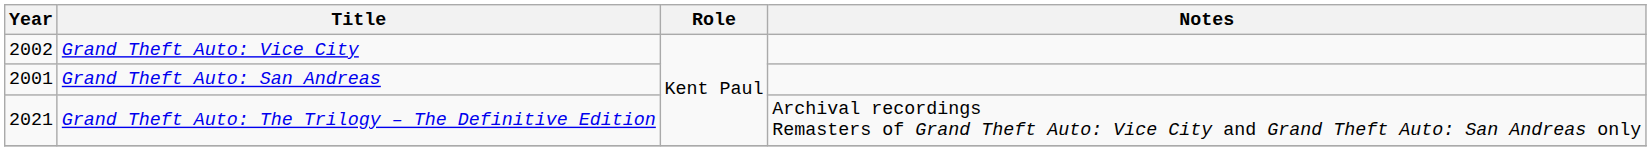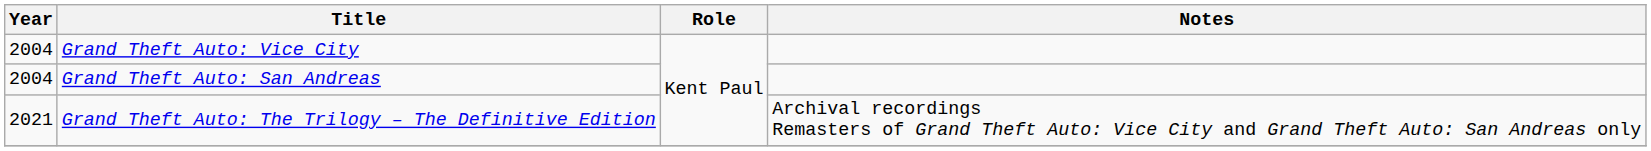(31, 50) 2002 -> (31, 50) 2004
(31, 79) 2001 -> (31, 79) 2004
